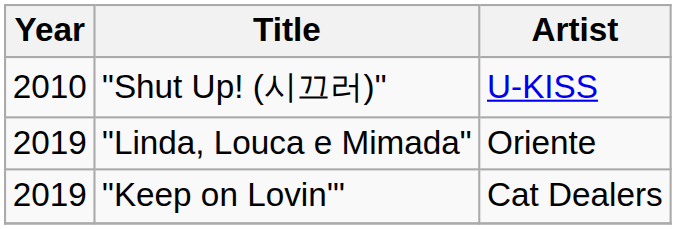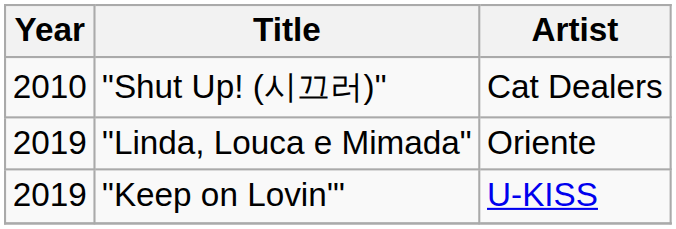(542, 86) U-KISS -> (575, 86) Cat Dealers
(575, 195) Cat Dealers -> (542, 195) U-KISS
